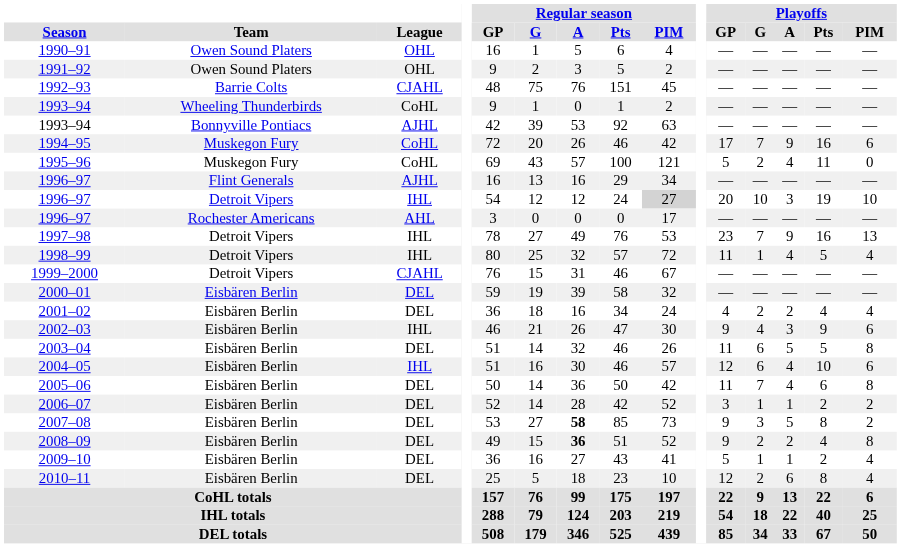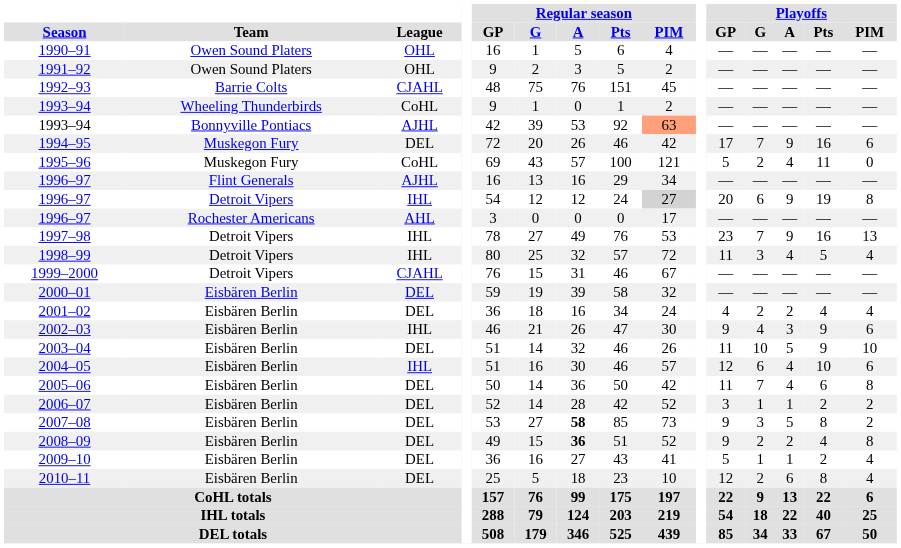(669, 124) no background -> (669, 124) lightsalmon background
(420, 143) CoHL -> (420, 143) DEL
(760, 199) 10 -> (760, 199) 6
(790, 199) 3 -> (790, 199) 9
(870, 199) 10 -> (870, 199) 8
(760, 255) 1 -> (760, 255) 3
(760, 348) 6 -> (760, 348) 10
(823, 348) 5 -> (823, 348) 9
(870, 348) 8 -> (870, 348) 10
